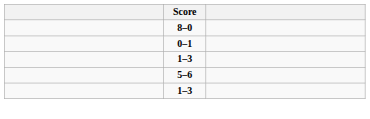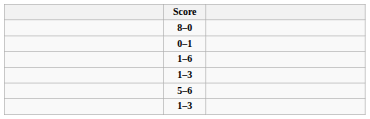+ row: (84, 59)
